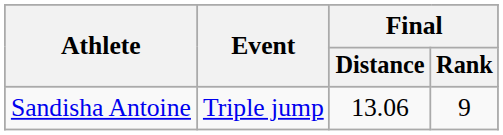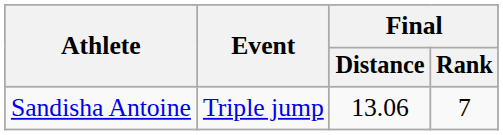(465, 108) 9 -> (465, 108) 7
